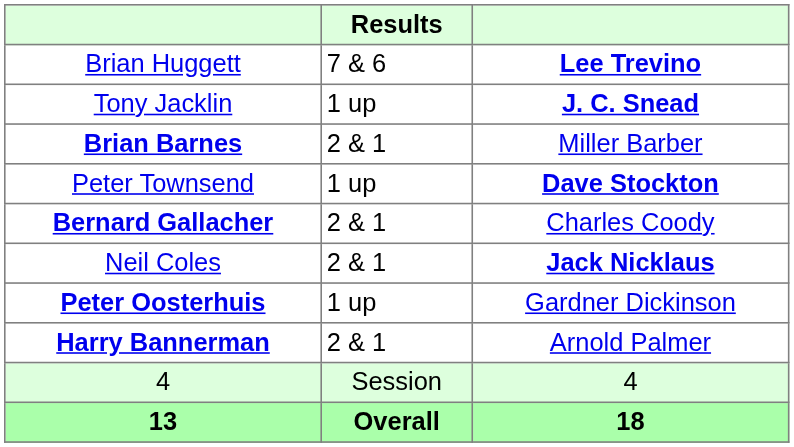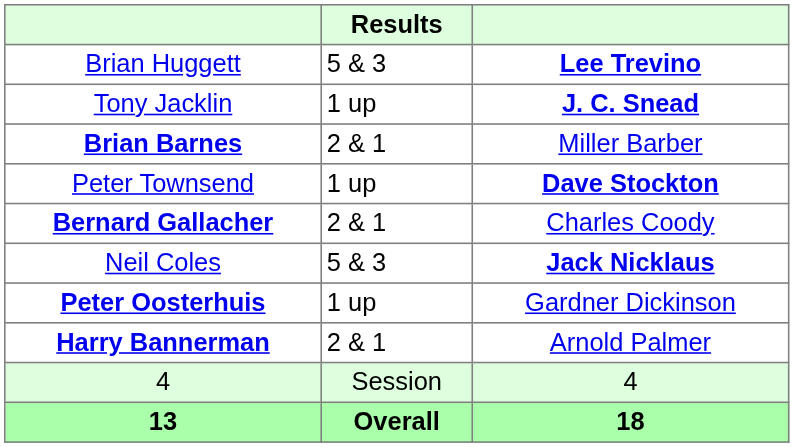(356, 64) 7 & 6 -> (356, 64) 5 & 3
(356, 262) 2 & 1 -> (356, 262) 5 & 3
